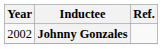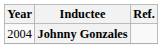(20, 33) 2002 -> (20, 33) 2004
